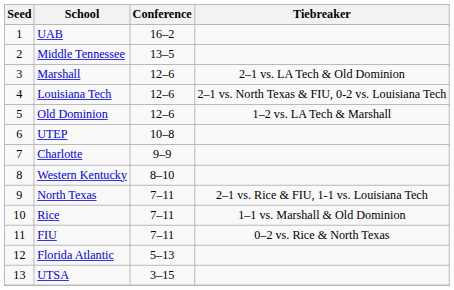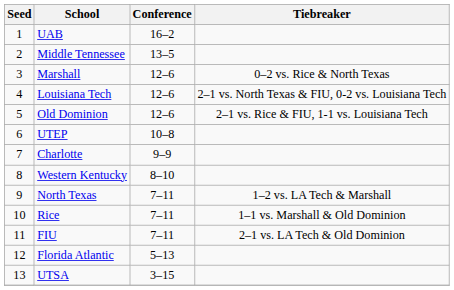(322, 74) 2–1 vs. LA Tech & Old Dominion -> (322, 74) 0–2 vs. Rice & North Texas
(322, 114) 1–2 vs. LA Tech & Marshall -> (322, 114) 2–1 vs. Rice & FIU, 1-1 vs. Louisiana Tech
(322, 195) 2–1 vs. Rice & FIU, 1-1 vs. Louisiana Tech -> (322, 195) 1–2 vs. LA Tech & Marshall
(322, 235) 0–2 vs. Rice & North Texas -> (322, 235) 2–1 vs. LA Tech & Old Dominion
